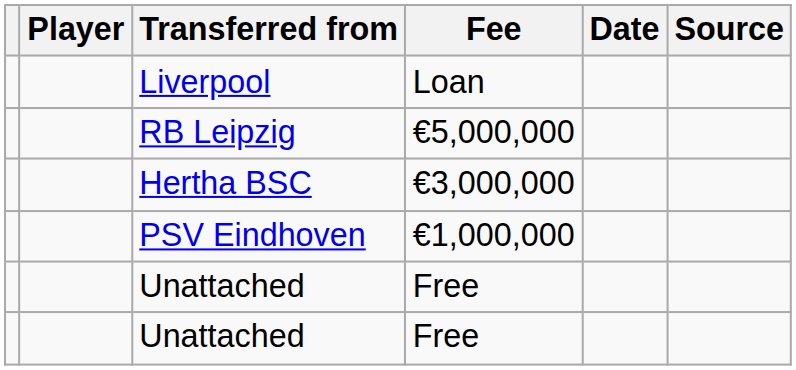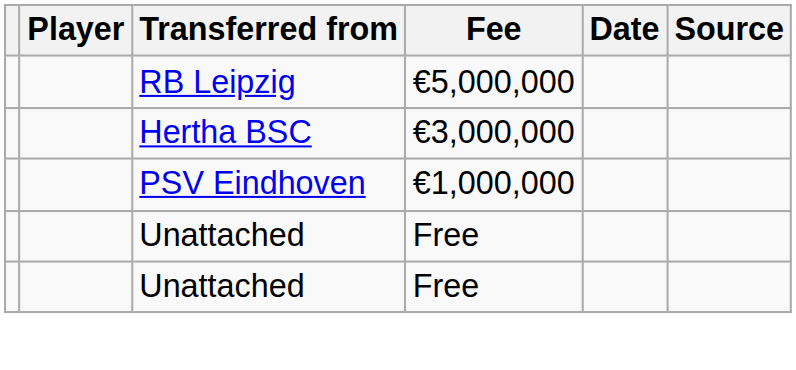- row: (205, 81)
